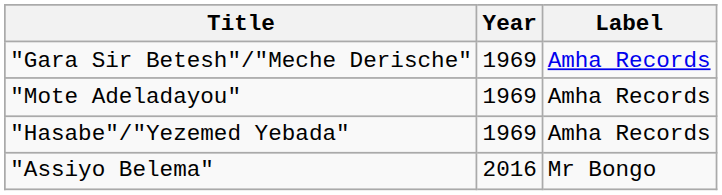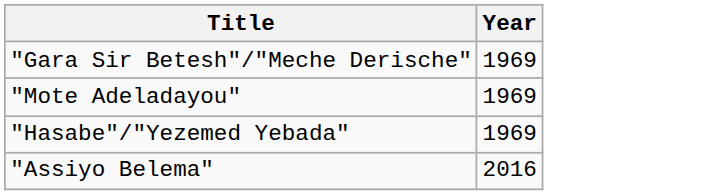- column: (629, 23)
